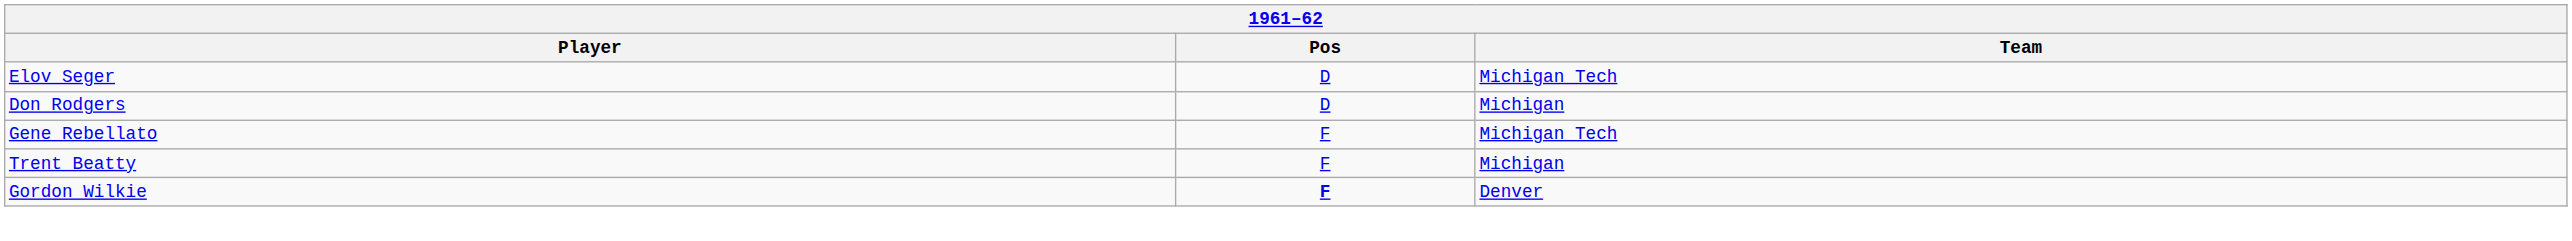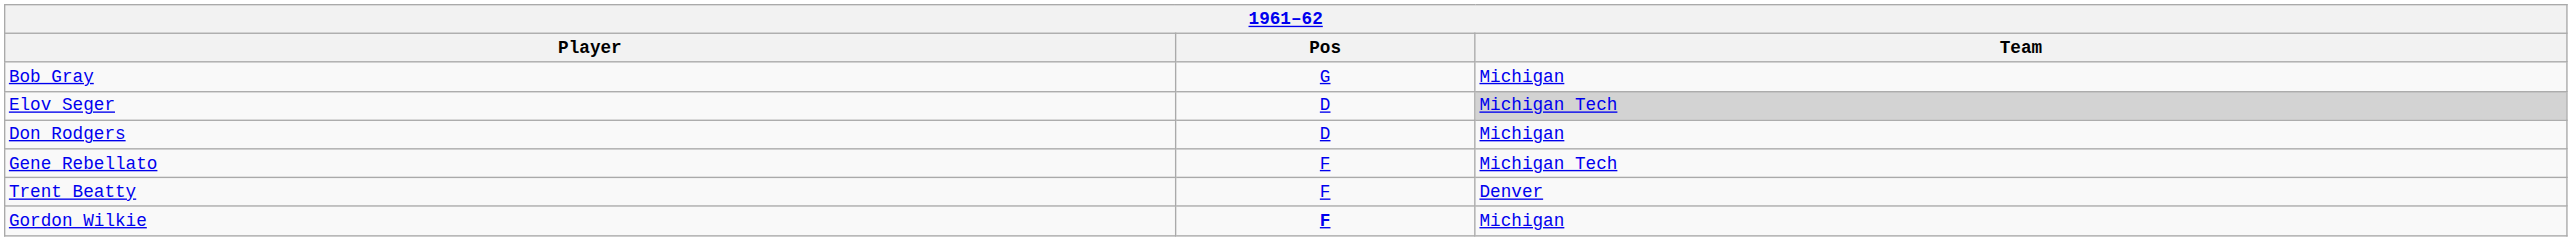+ row: (51, 77)
(1548, 77) no background -> (1548, 106) lightgrey background
(1522, 163) Michigan -> (1511, 192) Denver
(1511, 192) Denver -> (1522, 221) Michigan
